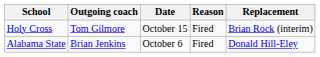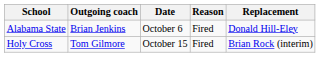rows swapped: (36, 44) <-> (29, 28)
